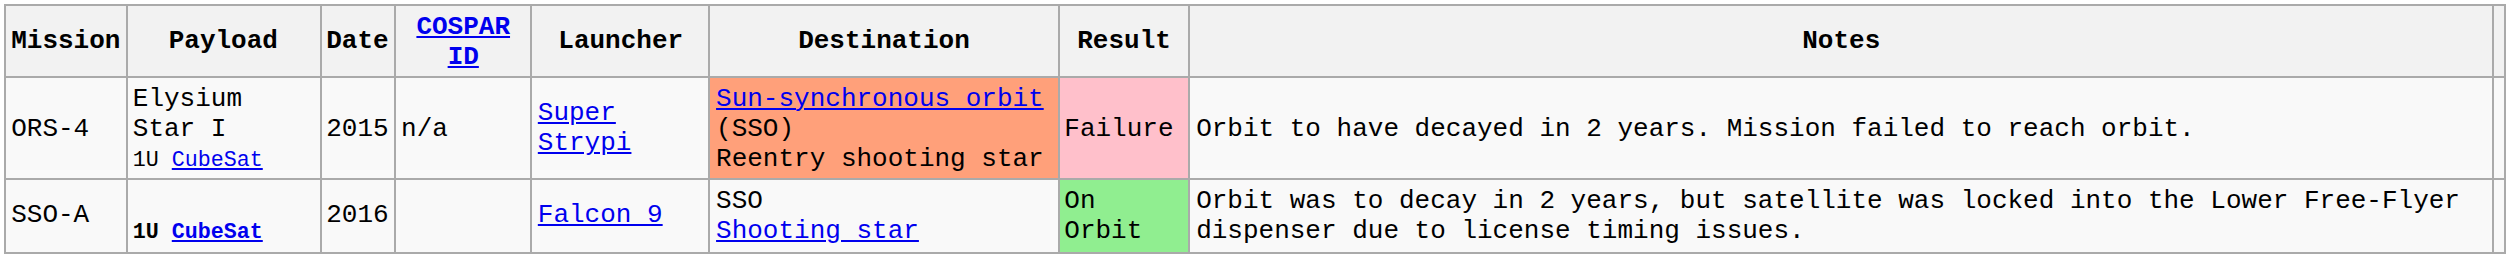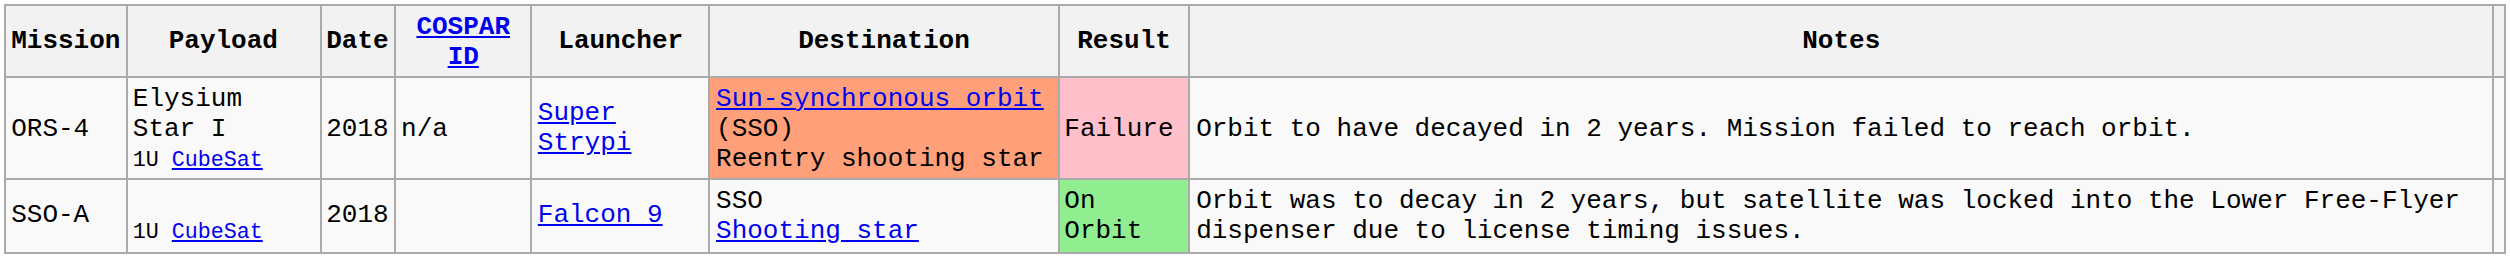(357, 129) 2015 -> (357, 129) 2018
(198, 231) bold -> (198, 232) normal
(357, 216) 2016 -> (357, 216) 2018
